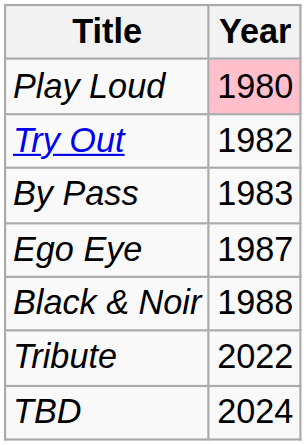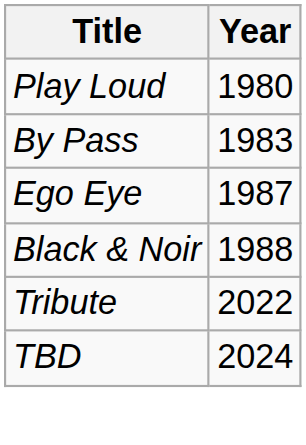(255, 85) pink background -> (255, 85) no background
- row: (69, 140)
